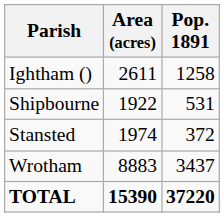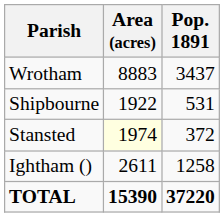rows swapped: (51, 72) <-> (46, 165)
(137, 134) no background -> (137, 134) lightyellow background
